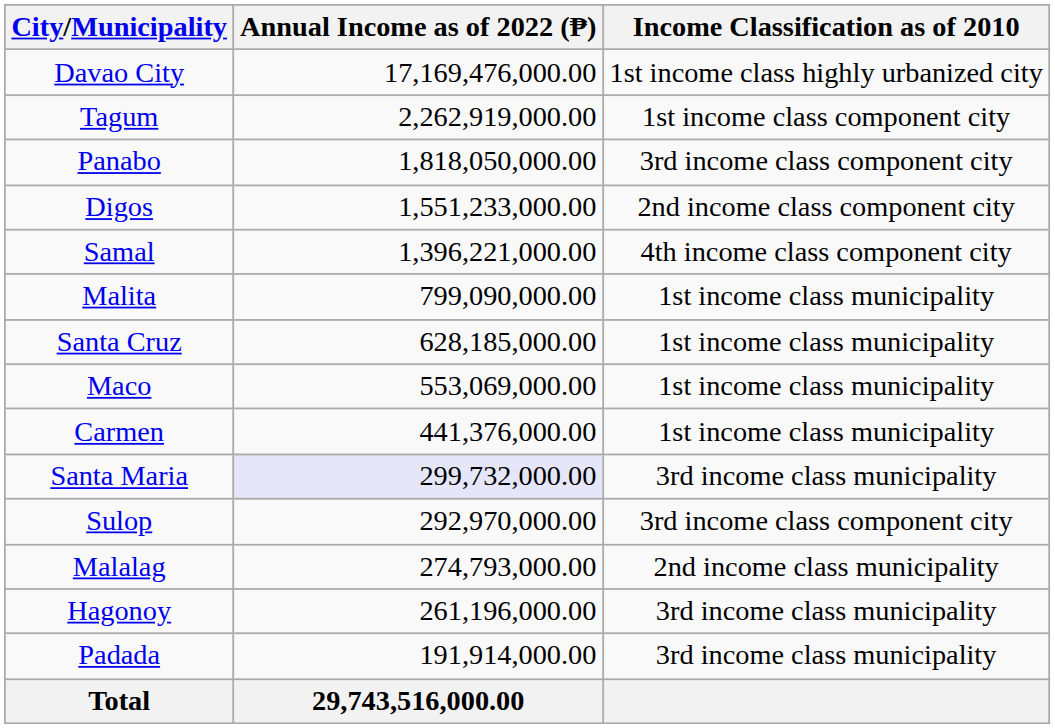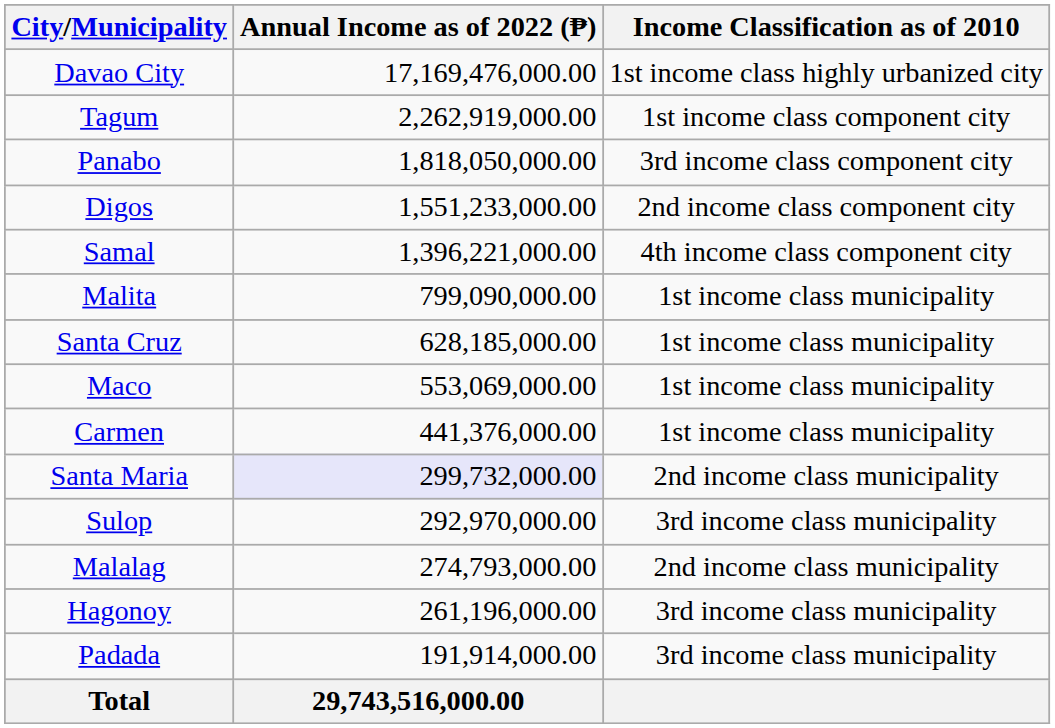(826, 476) 3rd income class municipality -> (826, 476) 2nd income class municipality
(826, 521) 3rd income class component city -> (826, 521) 3rd income class municipality
